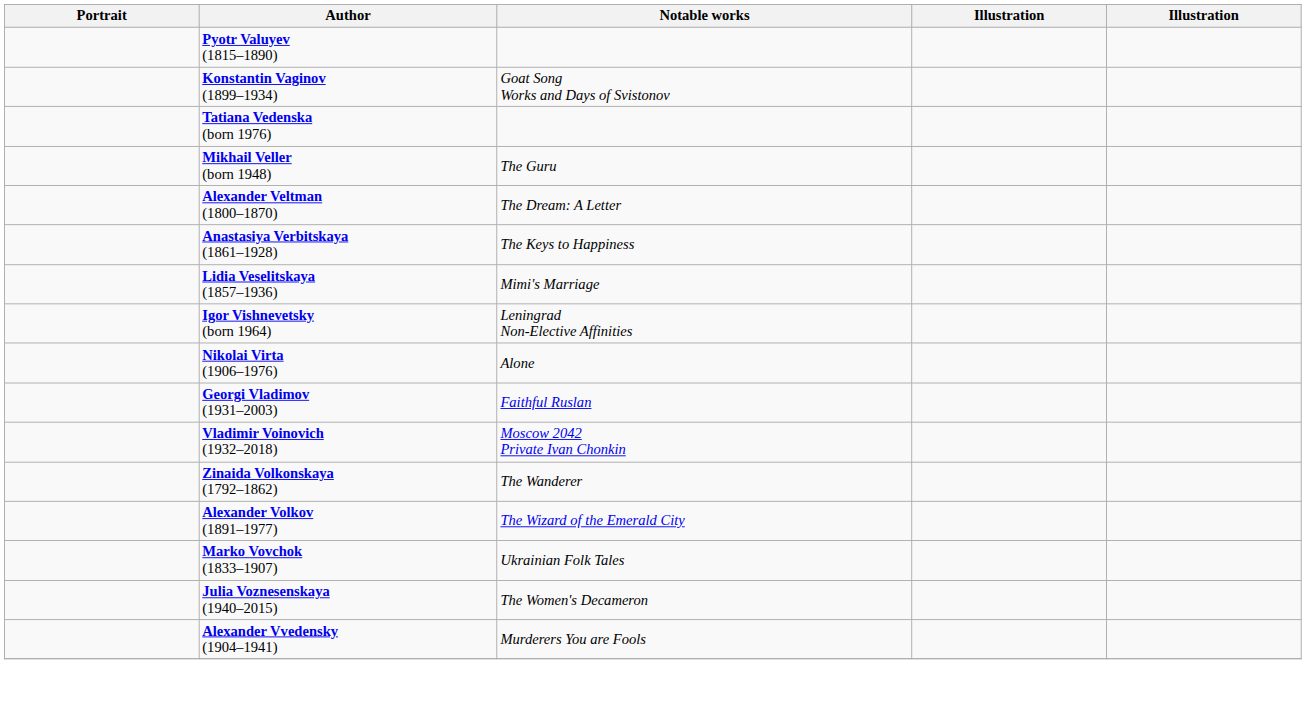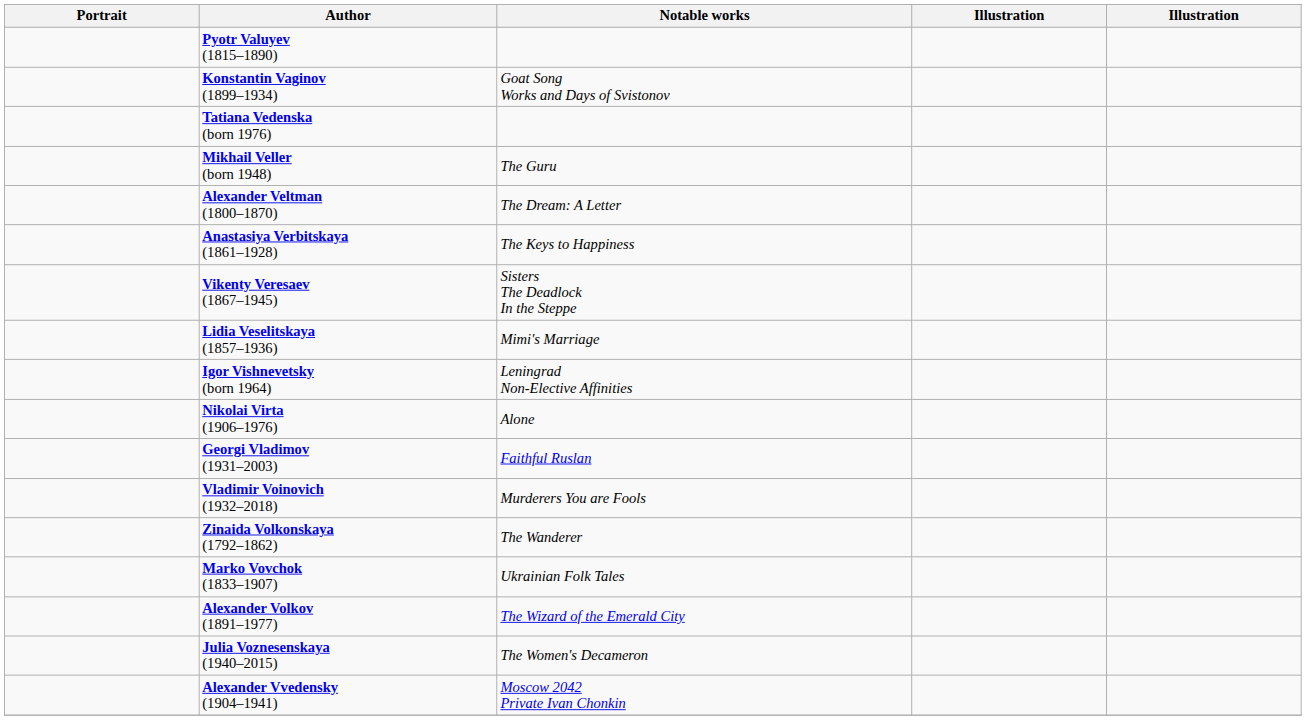+ row: (256, 292)
(563, 442) Moscow 2042 Private Ivan Chonkin -> (573, 497) Murderers You are Fools
rows swapped: (258, 520) <-> (252, 560)
(573, 639) Murderers You are Fools -> (563, 695) Moscow 2042 Private Ivan Chonkin
